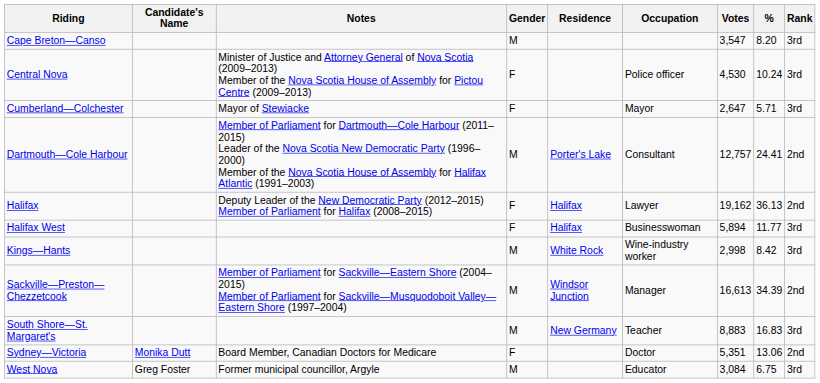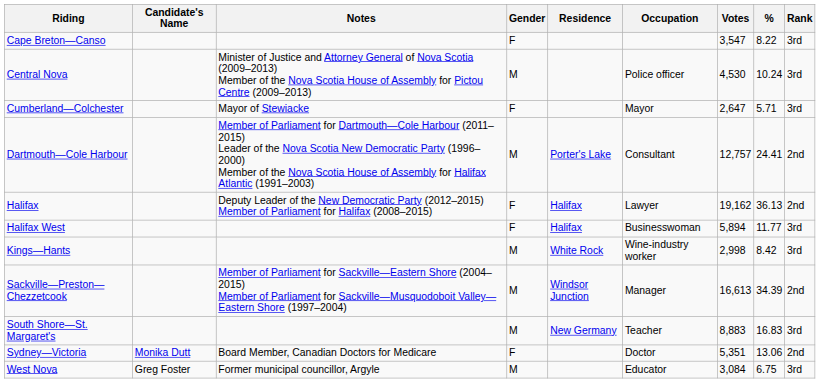(513, 40) M -> (512, 40) F
(766, 40) 8.20 -> (766, 40) 8.22
(512, 74) F -> (513, 74) M
